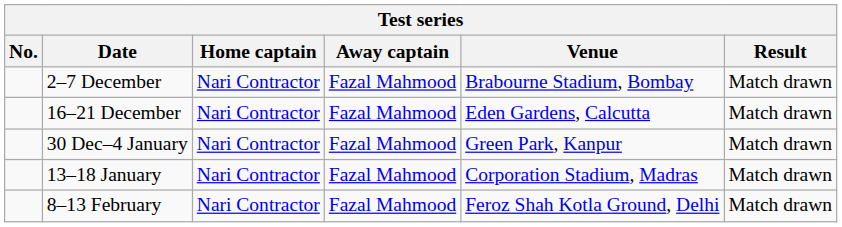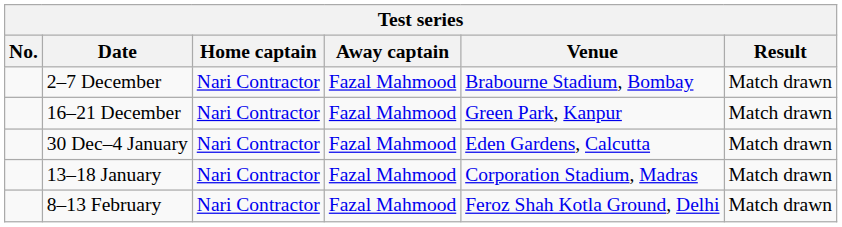(558, 112) Eden Gardens, Calcutta -> (544, 112) Green Park, Kanpur
(544, 143) Green Park, Kanpur -> (558, 143) Eden Gardens, Calcutta
